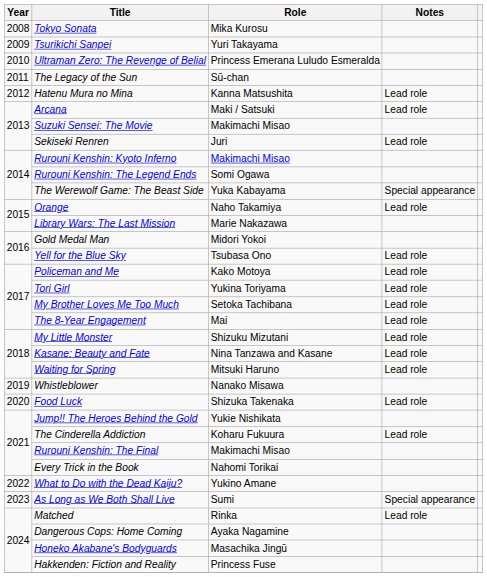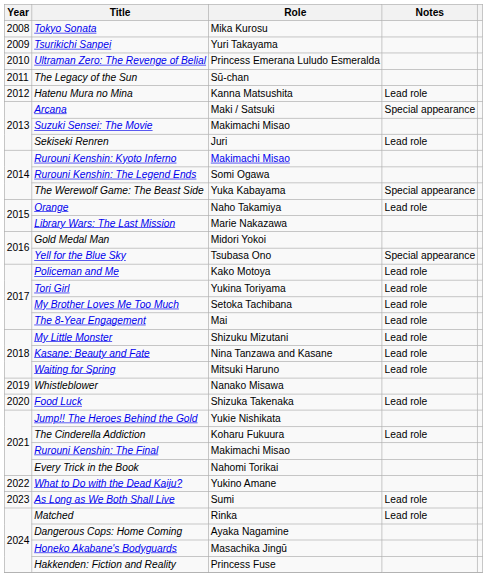(406, 110) Lead role -> (430, 110) Special appearance
(406, 256) Lead role -> (430, 256) Special appearance
(430, 499) Special appearance -> (406, 499) Lead role
